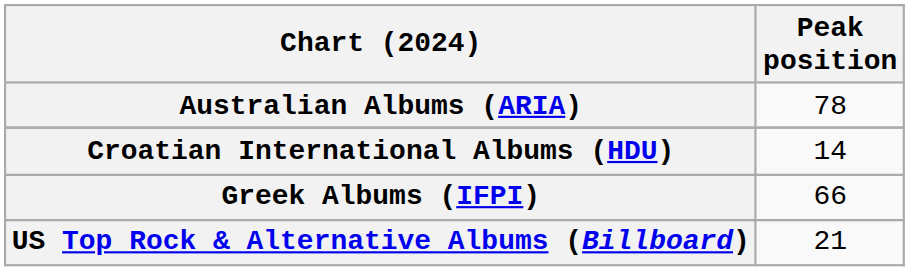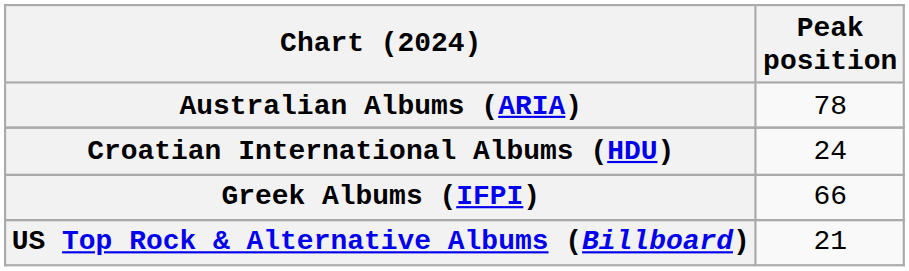(830, 151) 14 -> (830, 151) 24
